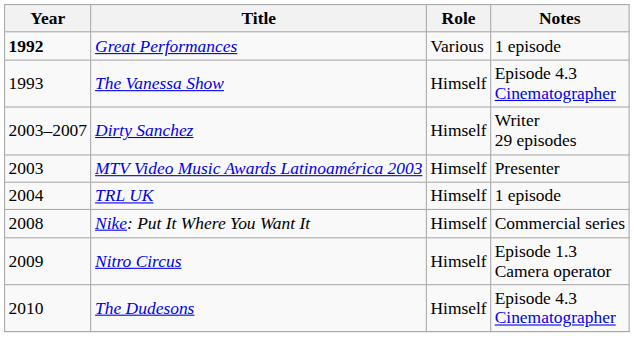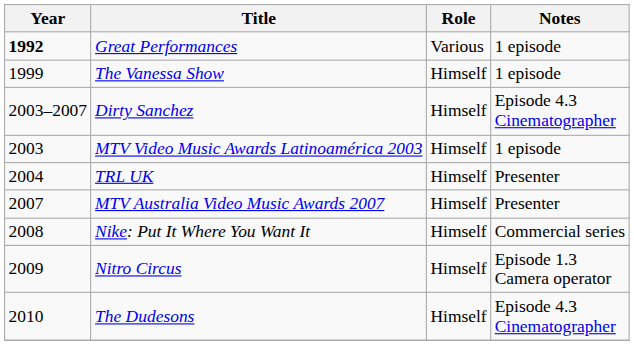(26, 83) 1993 -> (26, 73) 1999
(555, 83) Episode 4.3 Cinematographer -> (528, 73) 1 episode
(536, 130) Writer 29 episodes -> (555, 111) Episode 4.3 Cinematographer
(527, 168) Presenter -> (528, 148) 1 episode
(528, 195) 1 episode -> (527, 176) Presenter
+ row: (240, 203)
